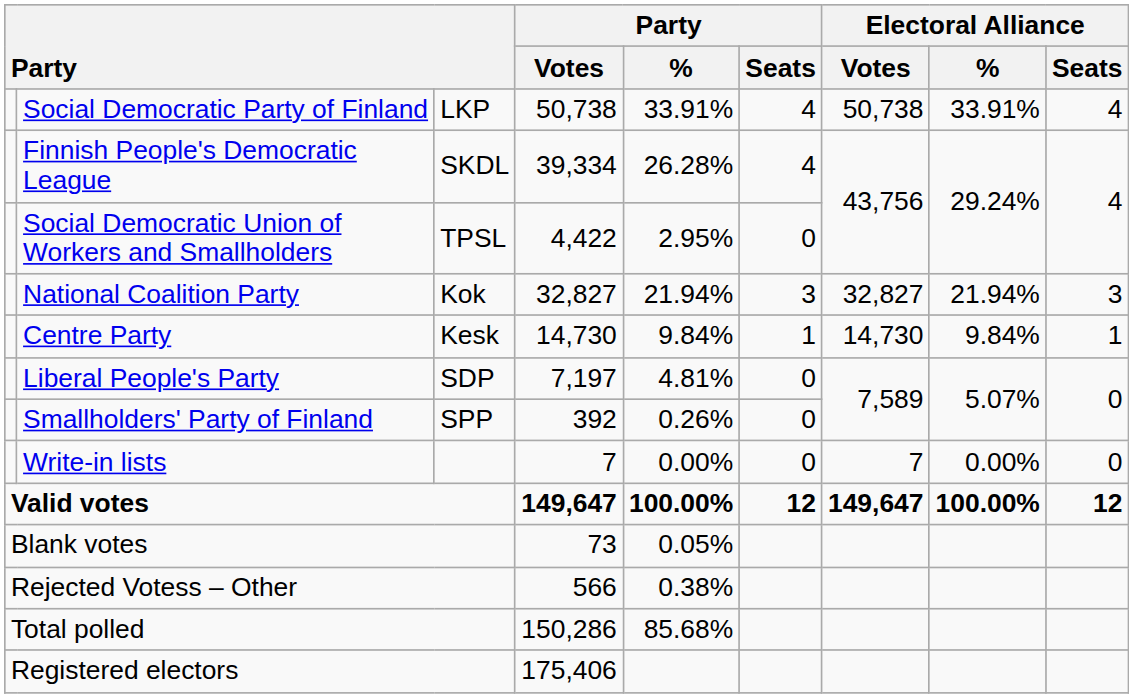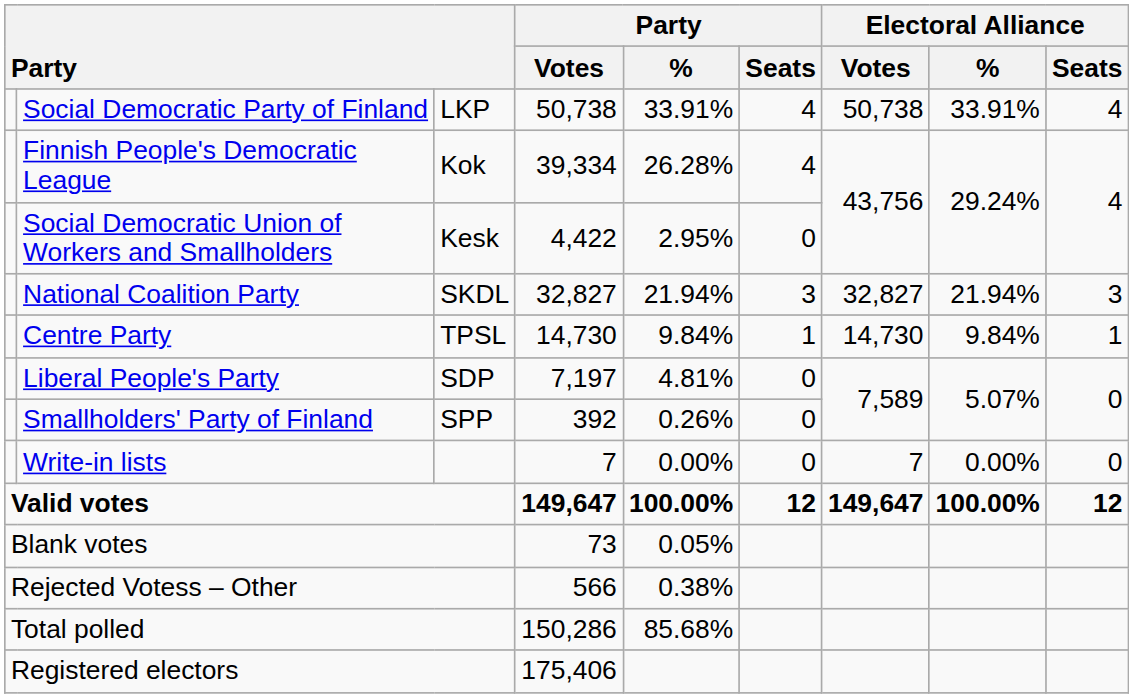(475, 165) SKDL -> (463, 165) Kok
(473, 237) TPSL -> (470, 237) Kesk
(463, 294) Kok -> (475, 294) SKDL
(470, 336) Kesk -> (473, 336) TPSL
